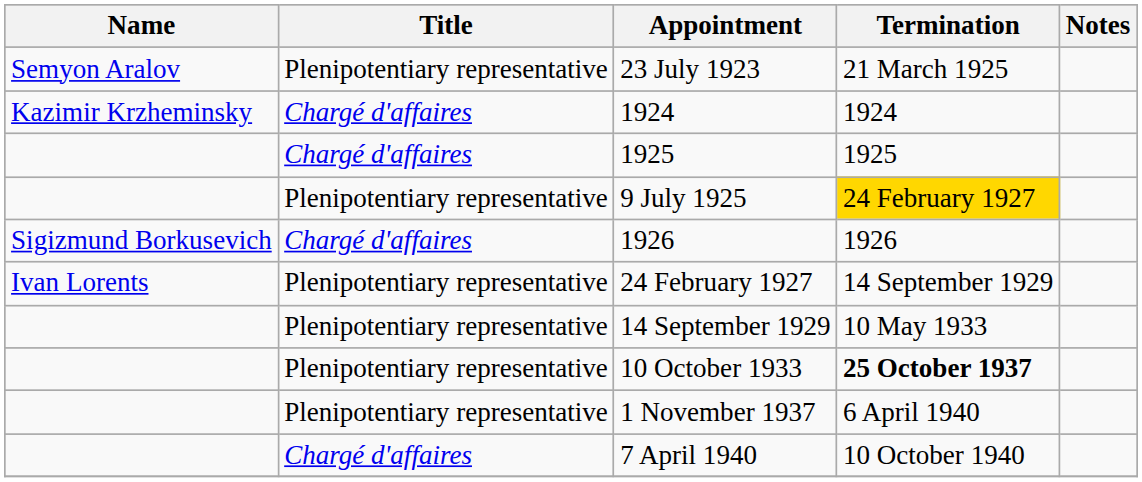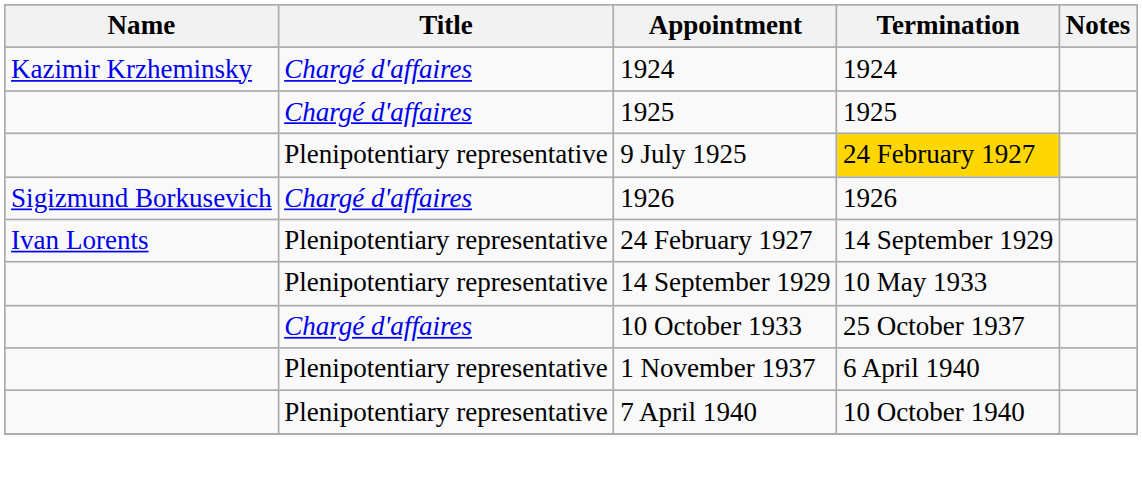- row: (690, 68)
(446, 369) Plenipotentiary representative -> (378, 326) Chargé d'affaires
(937, 369) bold -> (934, 326) normal
(378, 454) Chargé d'affaires -> (446, 411) Plenipotentiary representative
